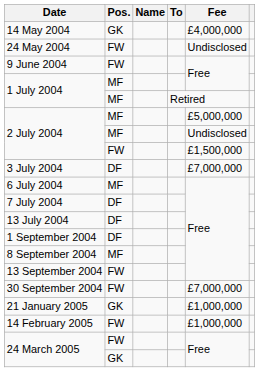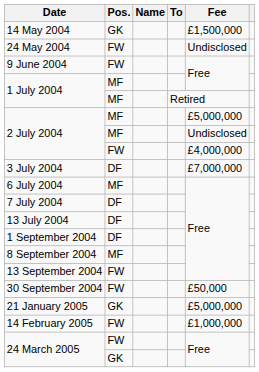(215, 30) £4,000,000 -> (215, 30) £1,500,000
(215, 151) £1,500,000 -> (215, 151) £4,000,000
(215, 289) £7,000,000 -> (207, 289) £50,000
(215, 306) £1,000,000 -> (215, 306) £5,000,000
